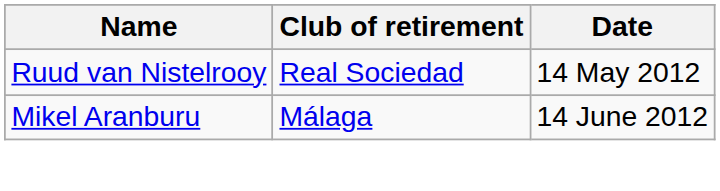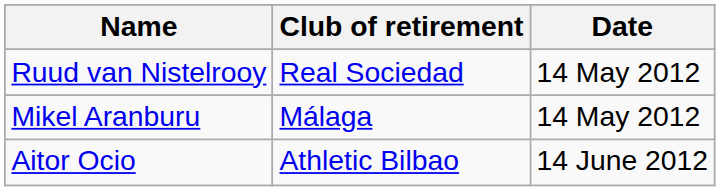(622, 116) 14 June 2012 -> (618, 116) 14 May 2012
+ row: (74, 161)
